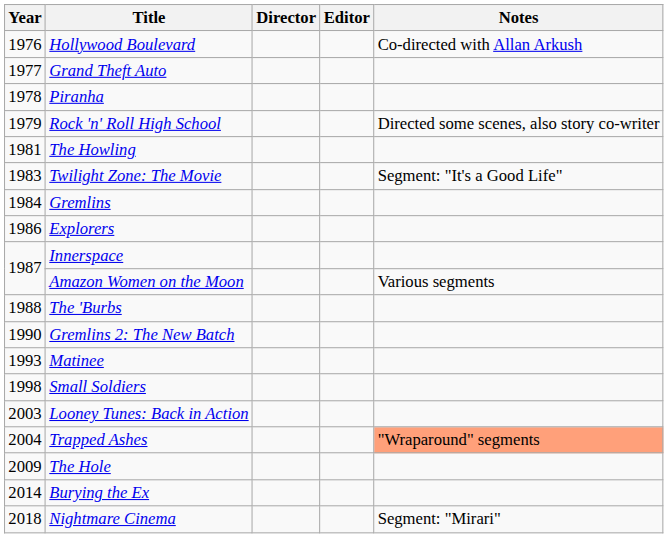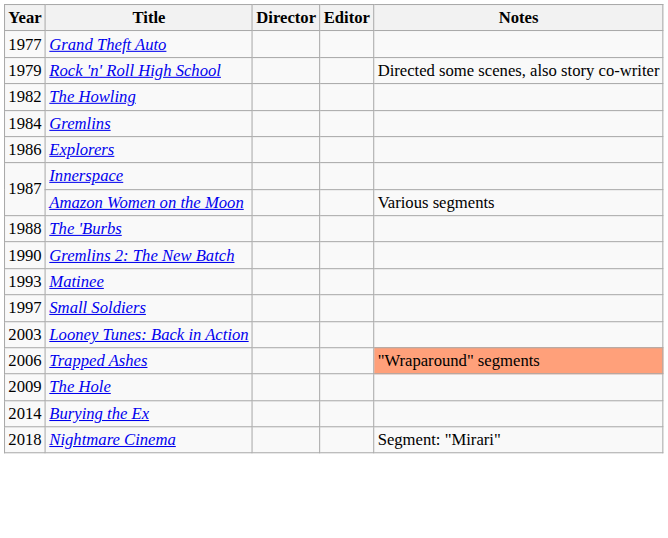- row: (122, 44)
- row: (77, 96)
(25, 149) 1981 -> (25, 96) 1982
- row: (135, 176)
(25, 387) 1998 -> (25, 307) 1997
(25, 439) 2004 -> (25, 360) 2006
